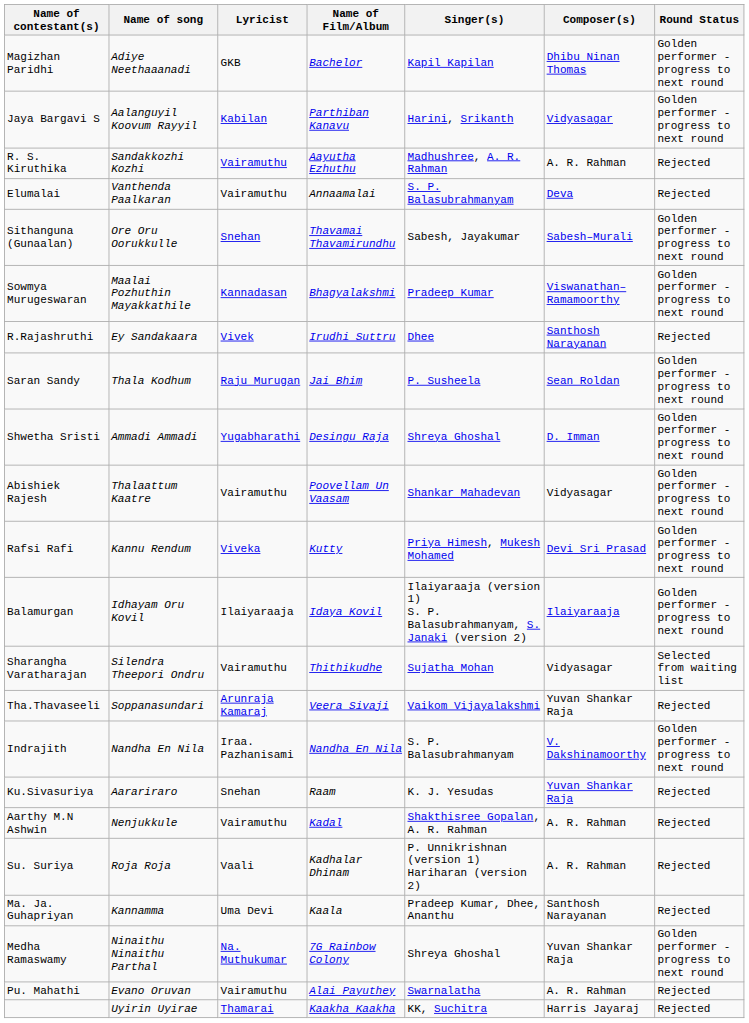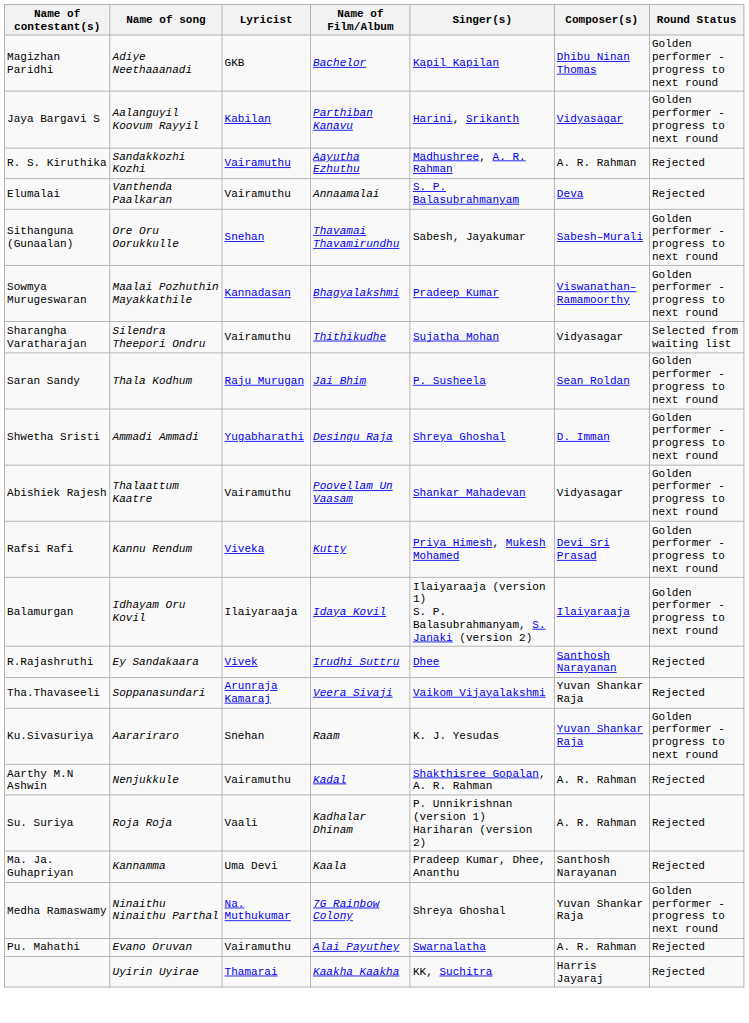rows swapped: (47, 668) <-> (50, 337)
- row: (37, 749)
(684, 792) Rejected -> (688, 736) Golden performer - progress to next round
